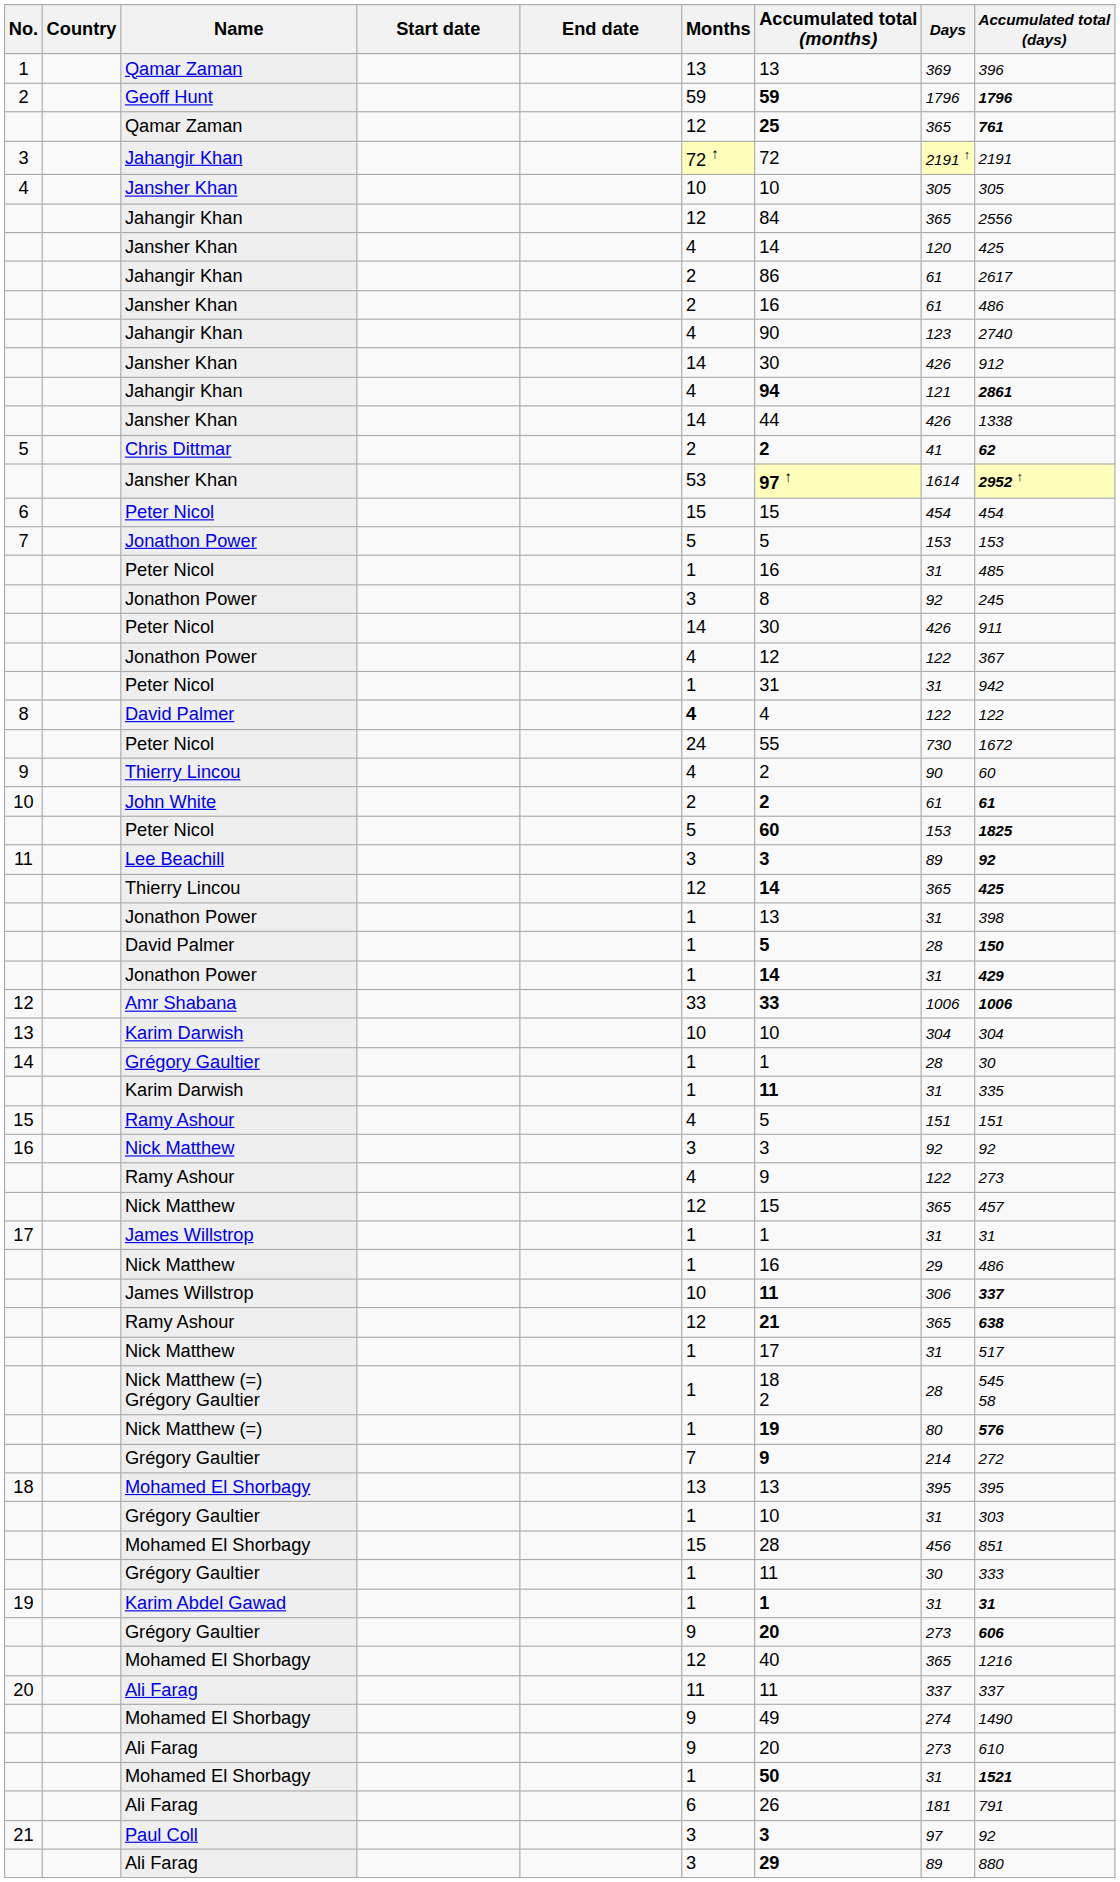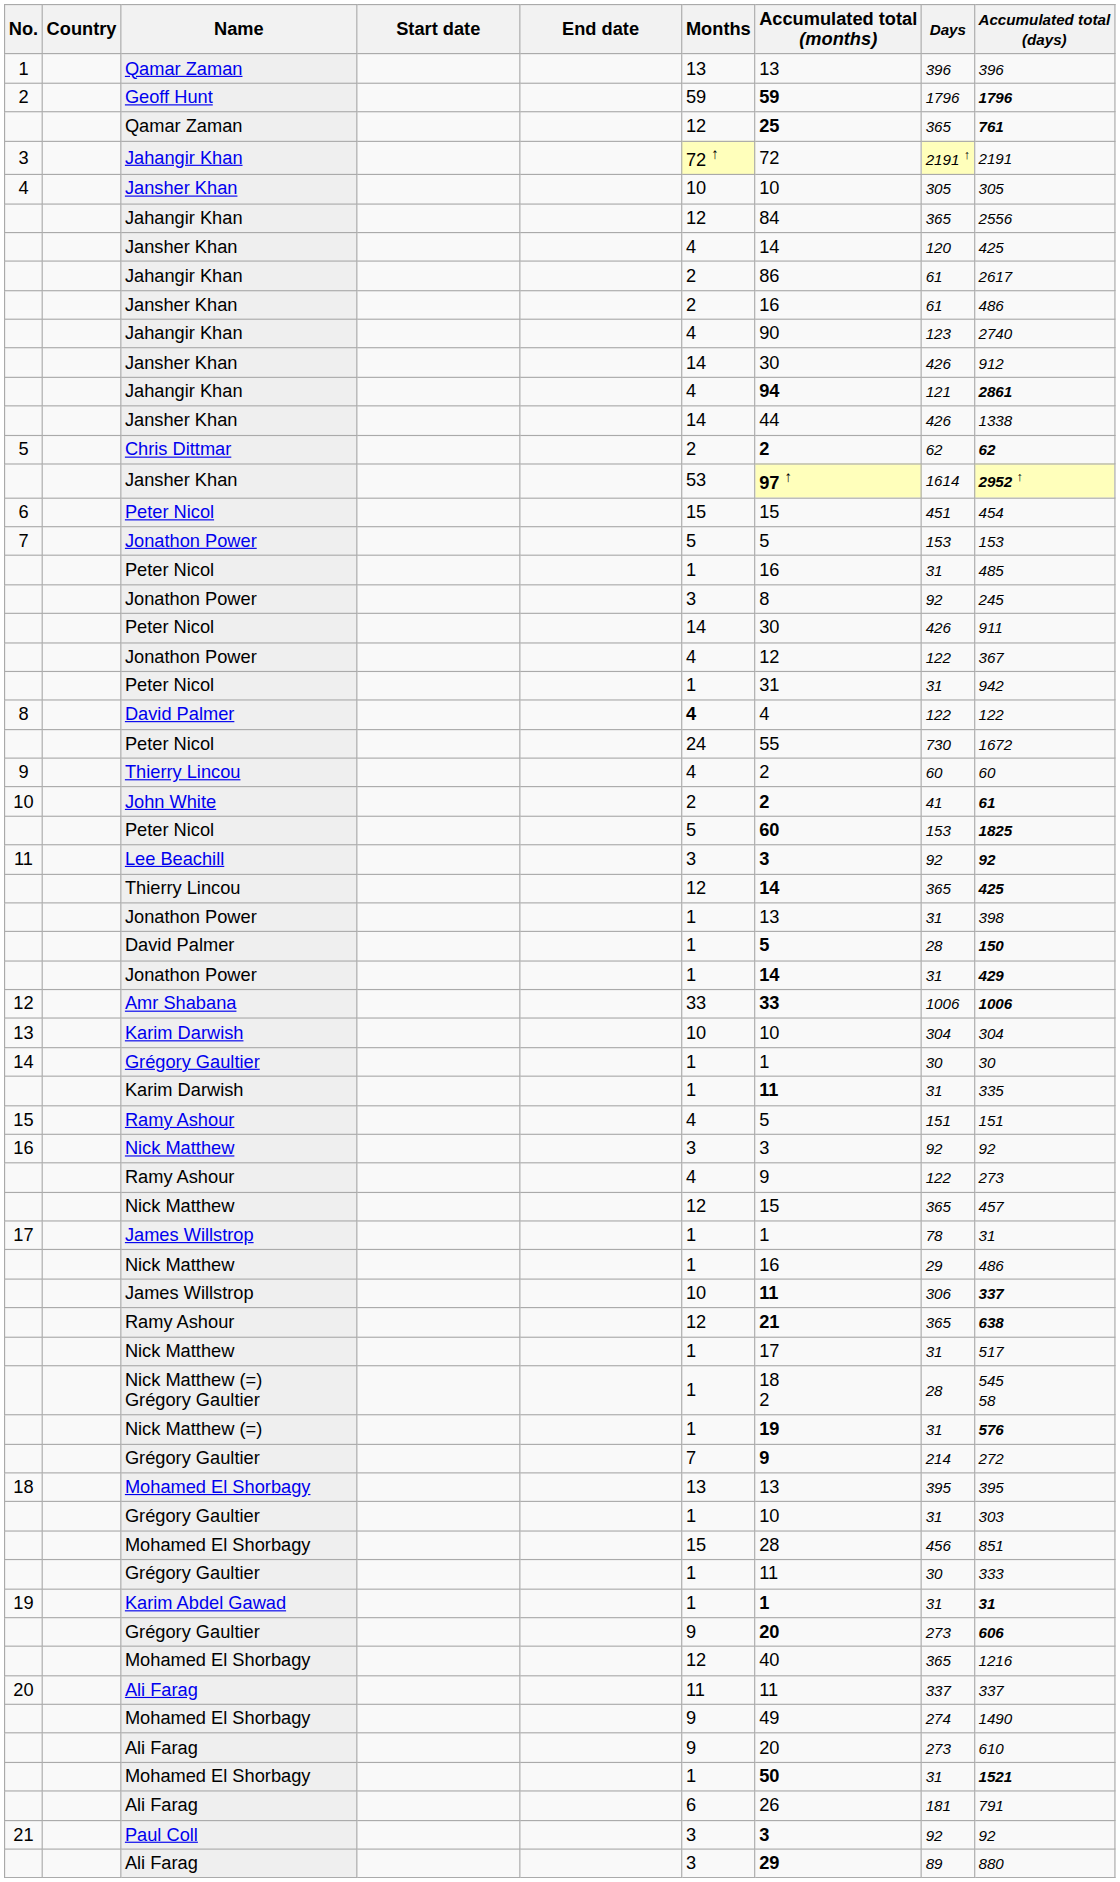(938, 68) 369 -> (938, 68) 396
(934, 449) 41 -> (934, 449) 62
(938, 512) 454 -> (938, 512) 451
(934, 772) 90 -> (934, 772) 60
(934, 801) 61 -> (934, 801) 41
(934, 859) 89 -> (934, 859) 92
(934, 1061) 28 -> (934, 1061) 30
(934, 1235) 31 -> (934, 1235) 78
(934, 1429) 80 -> (934, 1429) 31
(934, 1834) 97 -> (934, 1834) 92
